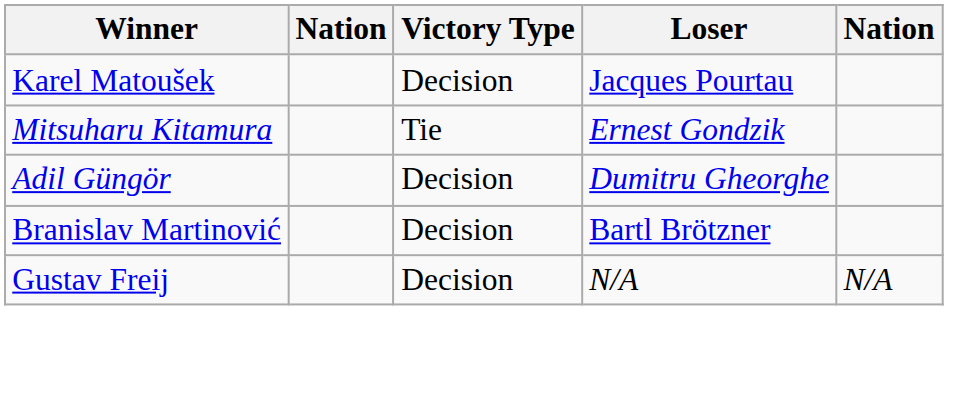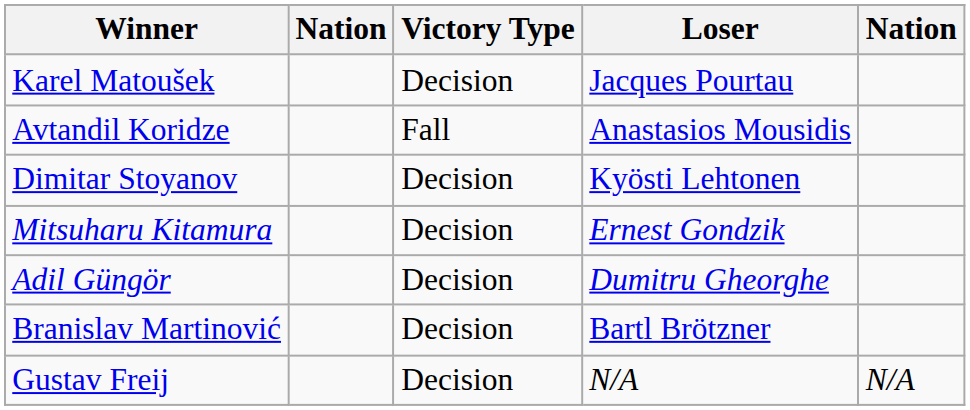+ row: (121, 129)
+ row: (125, 179)
(422, 129) Tie -> (457, 229) Decision
